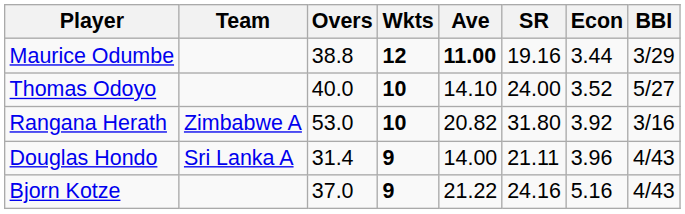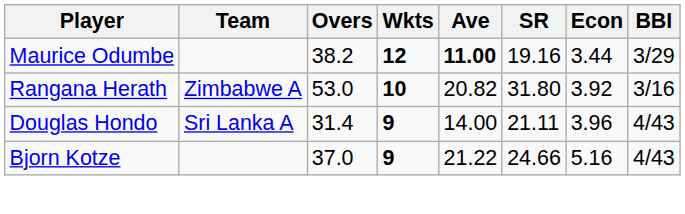(333, 55) 38.8 -> (333, 55) 38.2
- row: (83, 89)
(534, 191) 24.16 -> (534, 157) 24.66
